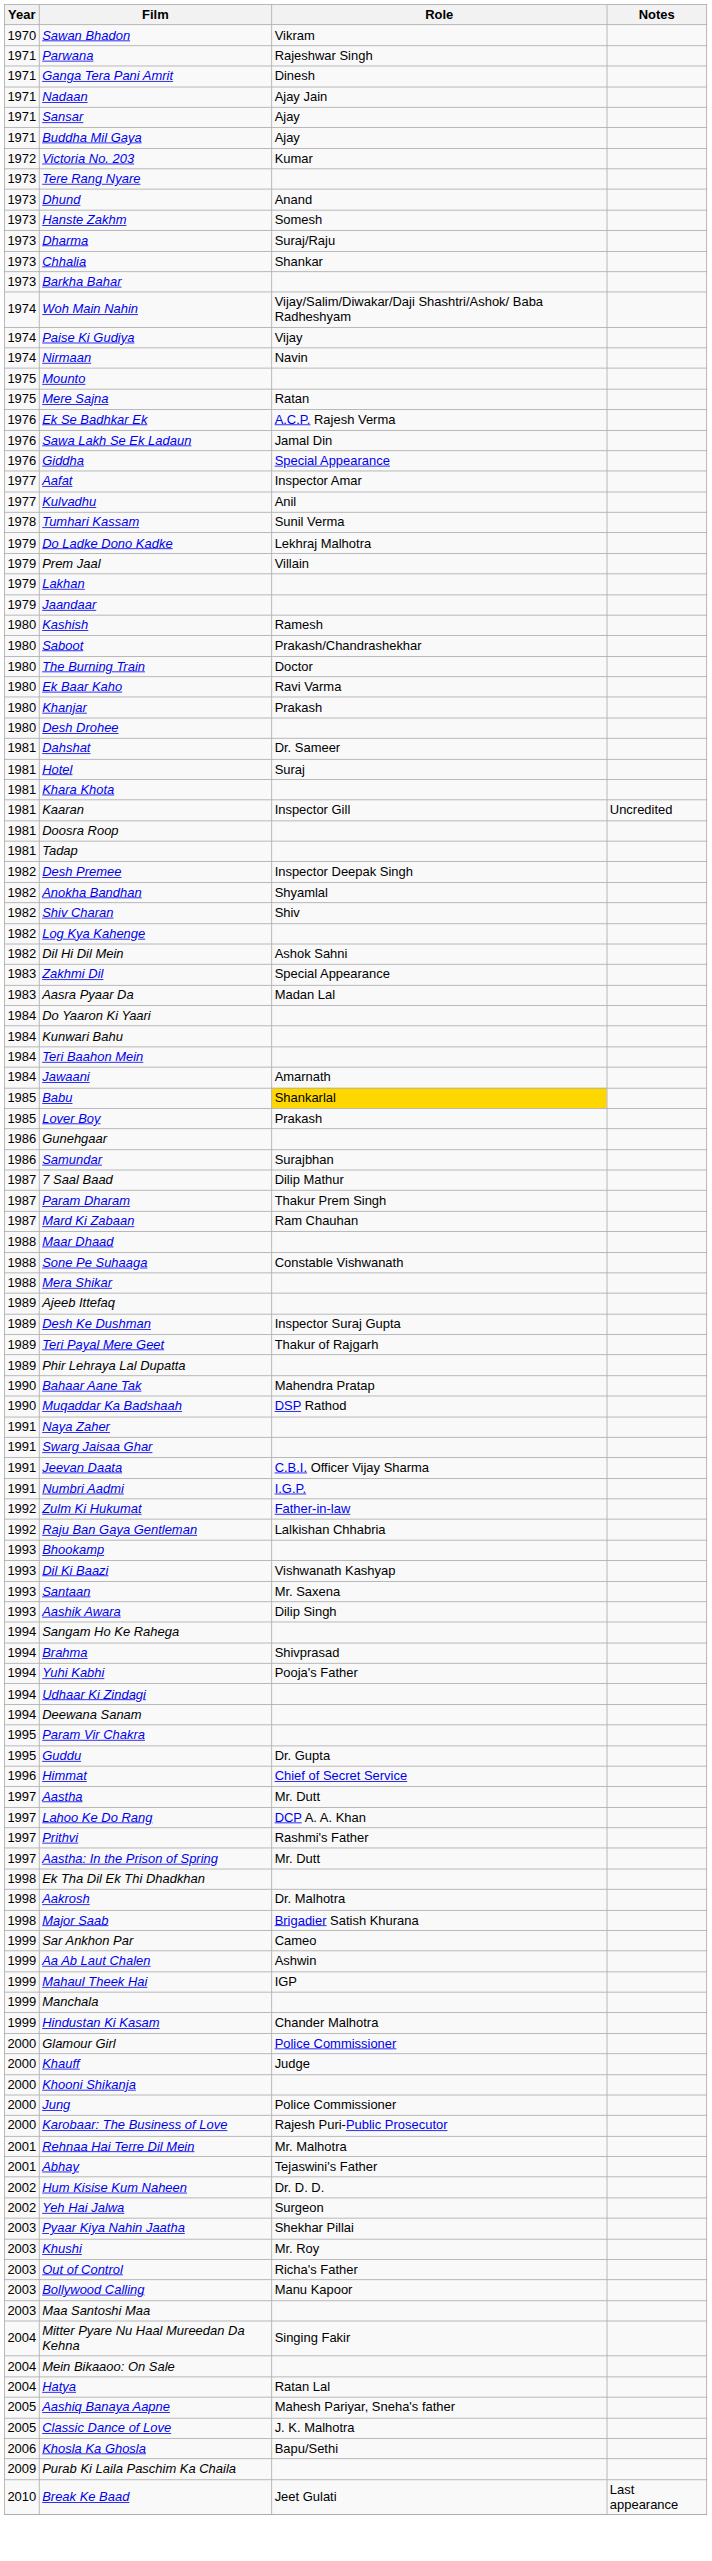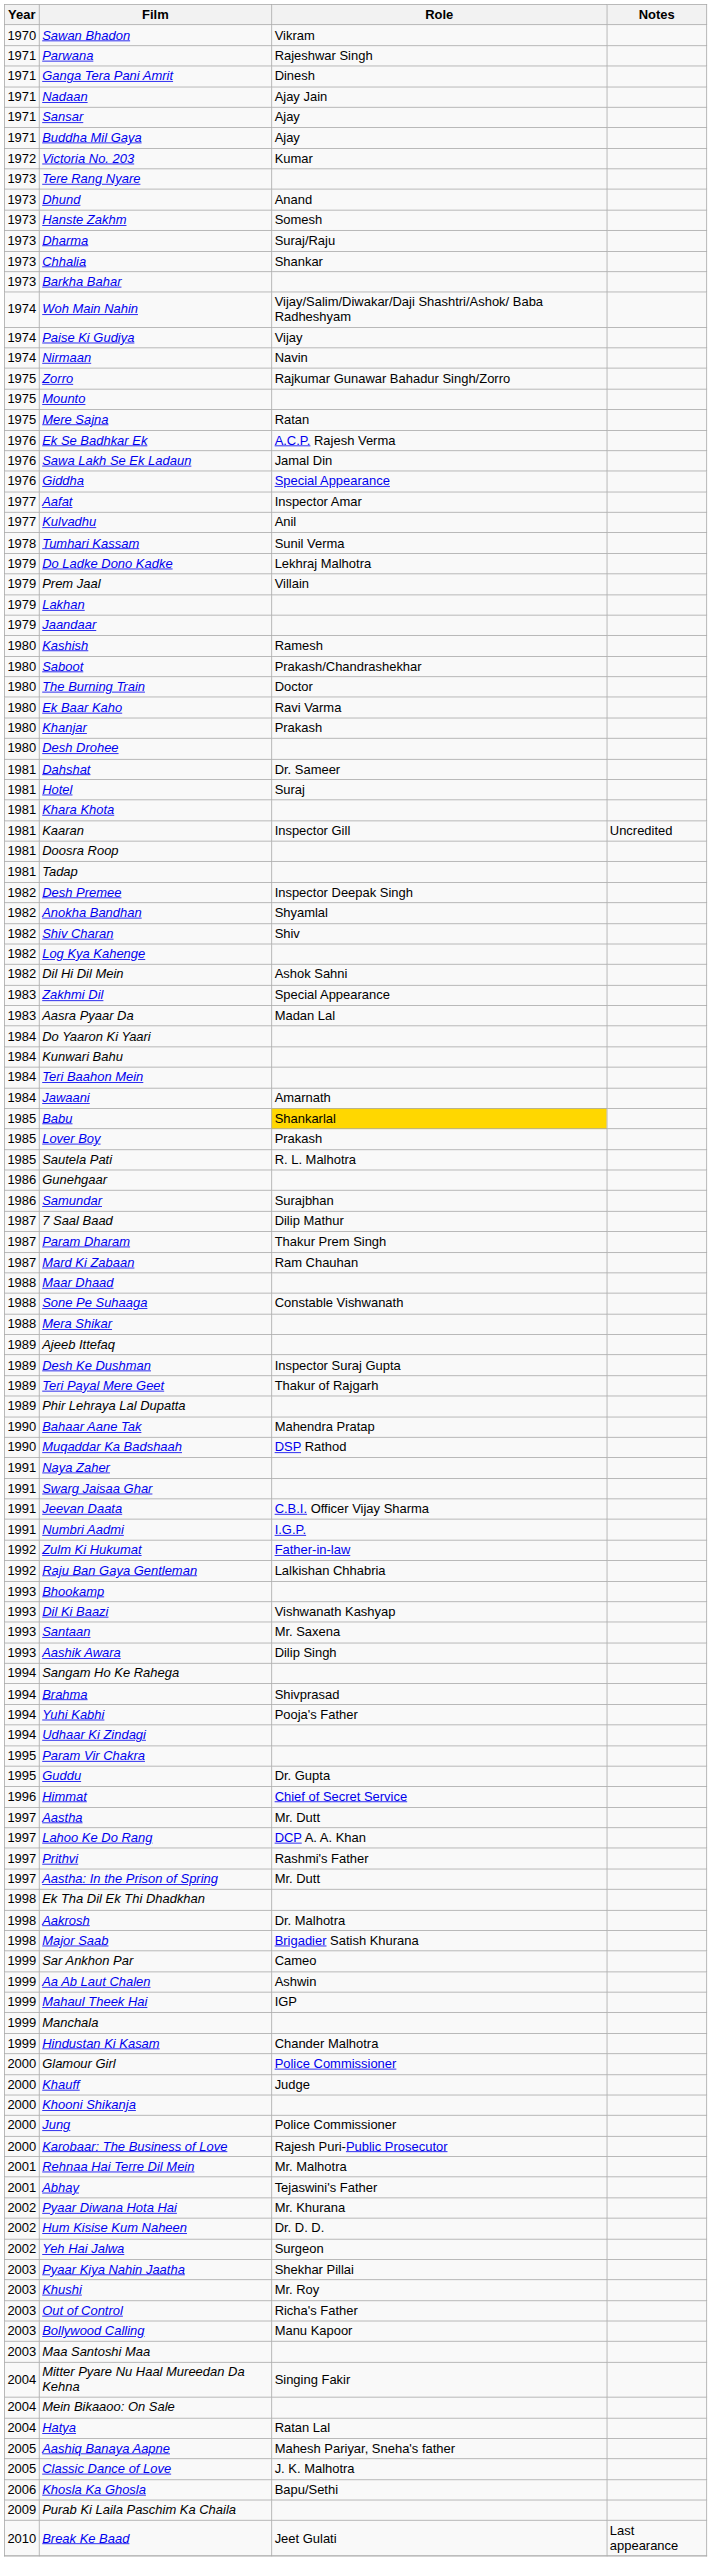+ row: (58, 378)
+ row: (77, 1159)
- row: (92, 1714)
+ row: (110, 2208)
